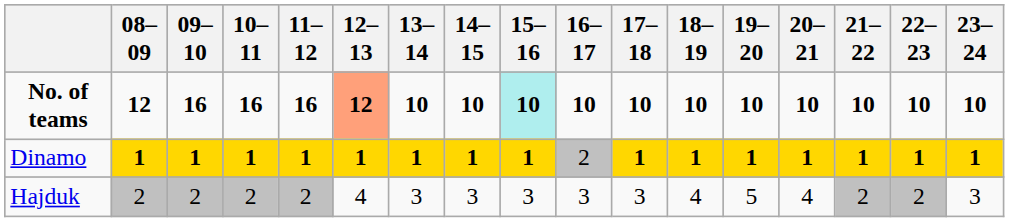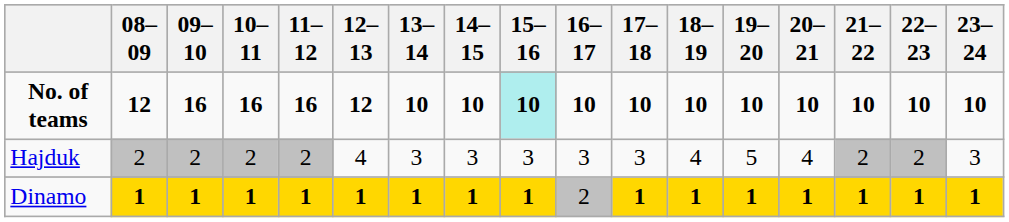(361, 105) lightsalmon background -> (361, 105) no background
rows swapped: (48, 158) <-> (45, 196)
